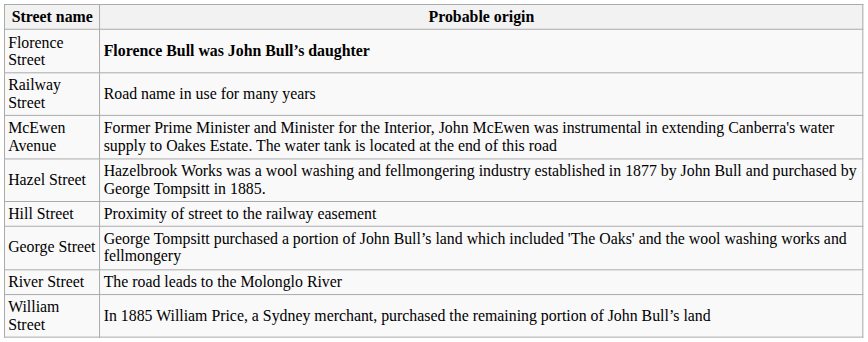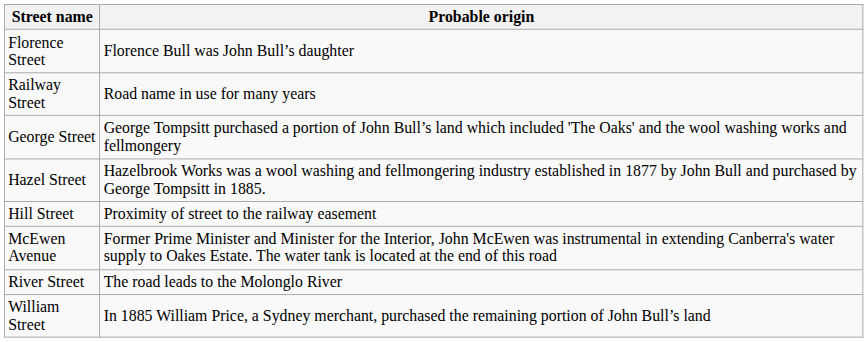(237, 51) bold -> (229, 51) normal
rows swapped: (52, 247) <-> (37, 136)
